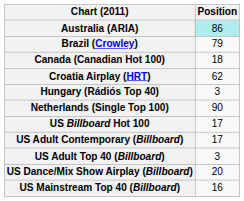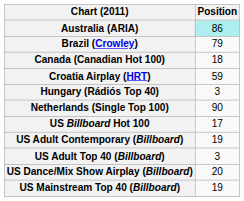(217, 76) 62 -> (217, 76) 59
(217, 140) 17 -> (217, 140) 19
(217, 188) 16 -> (217, 188) 19
